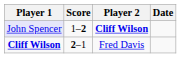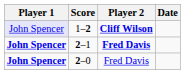(34, 45) Cliff Wilson -> (36, 45) John Spencer
(122, 45) normal -> (126, 45) bold
+ row: (83, 61)
